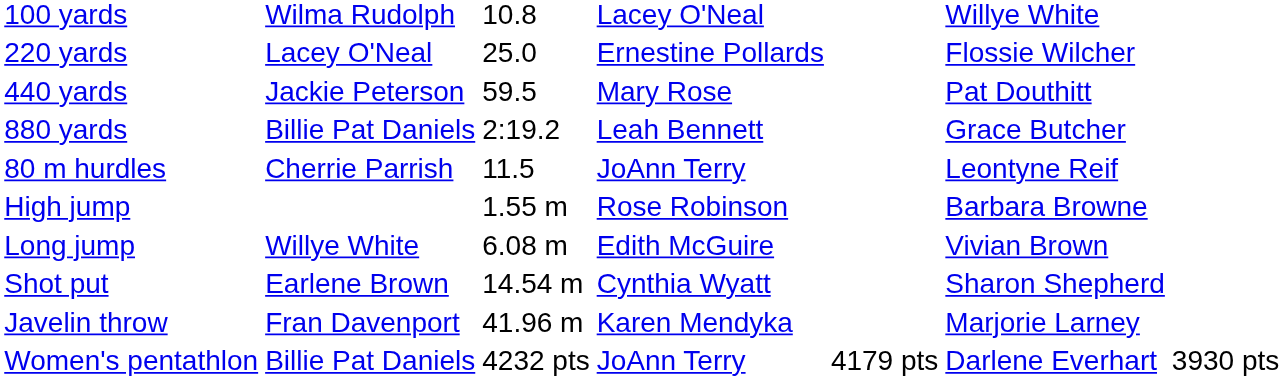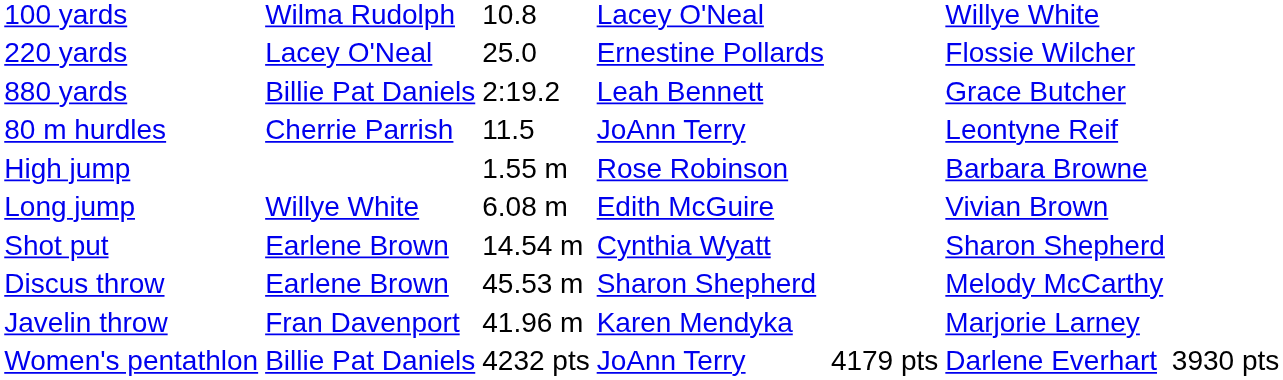- row: (66, 91)
+ row: (84, 284)
